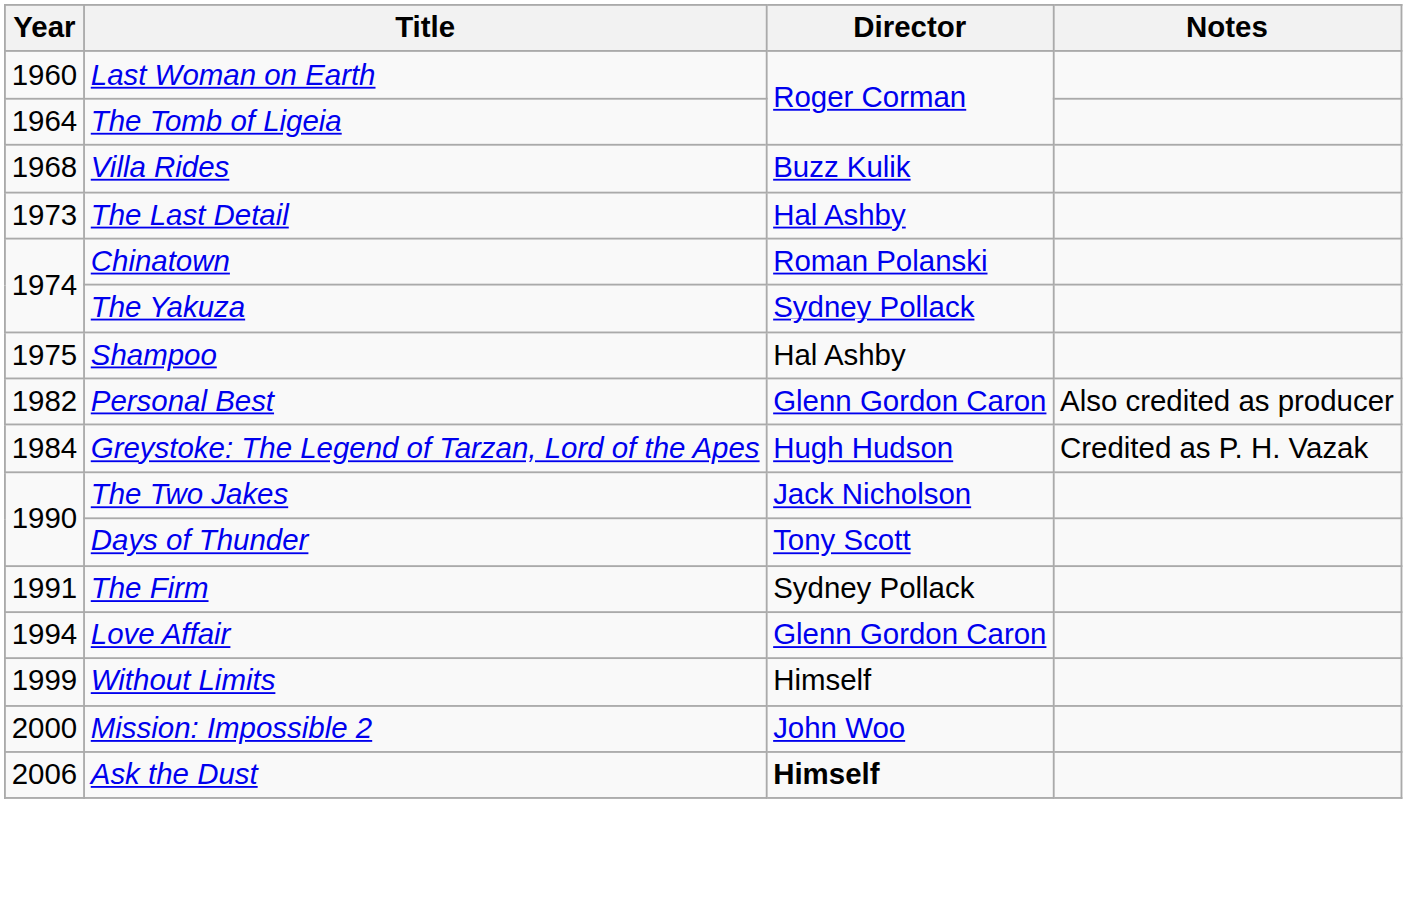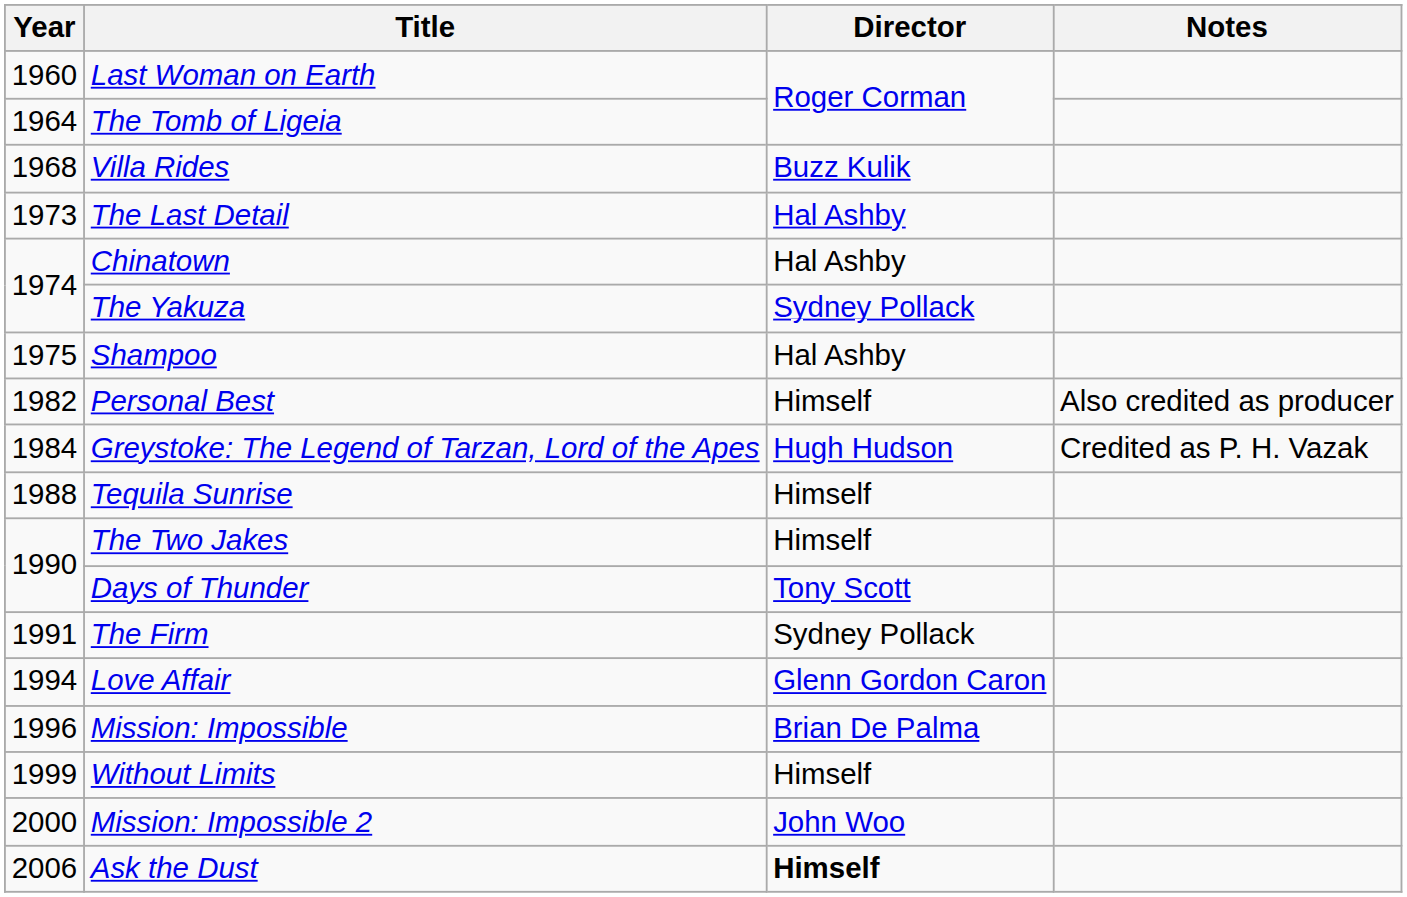(880, 261) Roman Polanski -> (839, 261) Hal Ashby
(910, 401) Glenn Gordon Caron -> (822, 401) Himself
+ row: (192, 494)
(872, 494) Jack Nicholson -> (822, 541) Himself
+ row: (219, 728)
